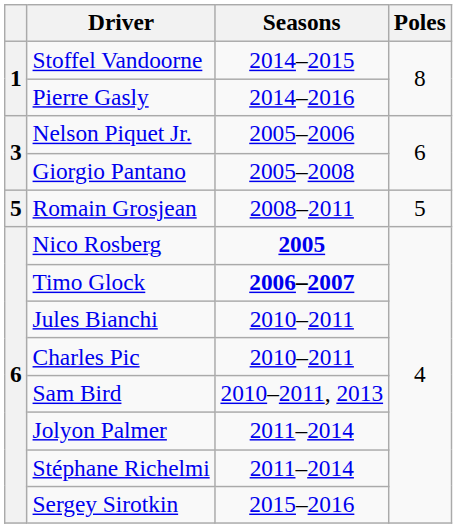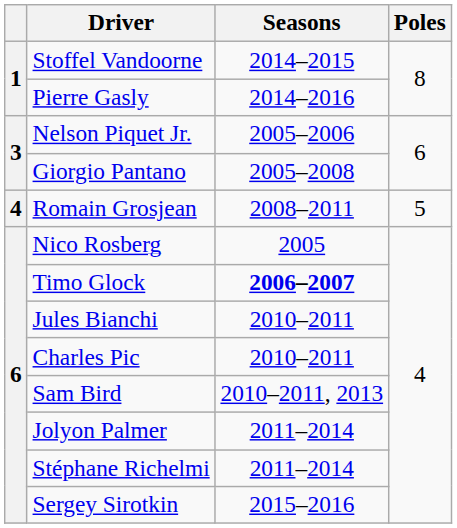(16, 208) 5 -> (16, 208) 4
(302, 245) bold -> (302, 245) normal
